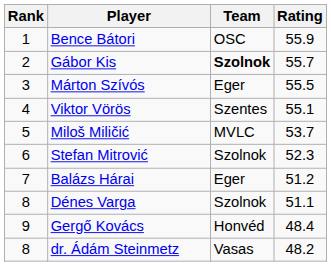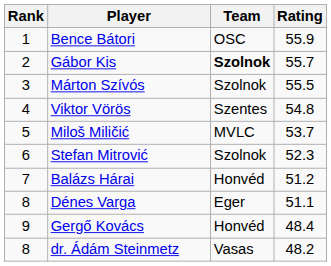(229, 86) Eger -> (240, 86) Szolnok
(300, 109) 55.1 -> (300, 109) 54.8
(229, 179) Eger -> (239, 179) Honvéd
(240, 202) Szolnok -> (229, 202) Eger
